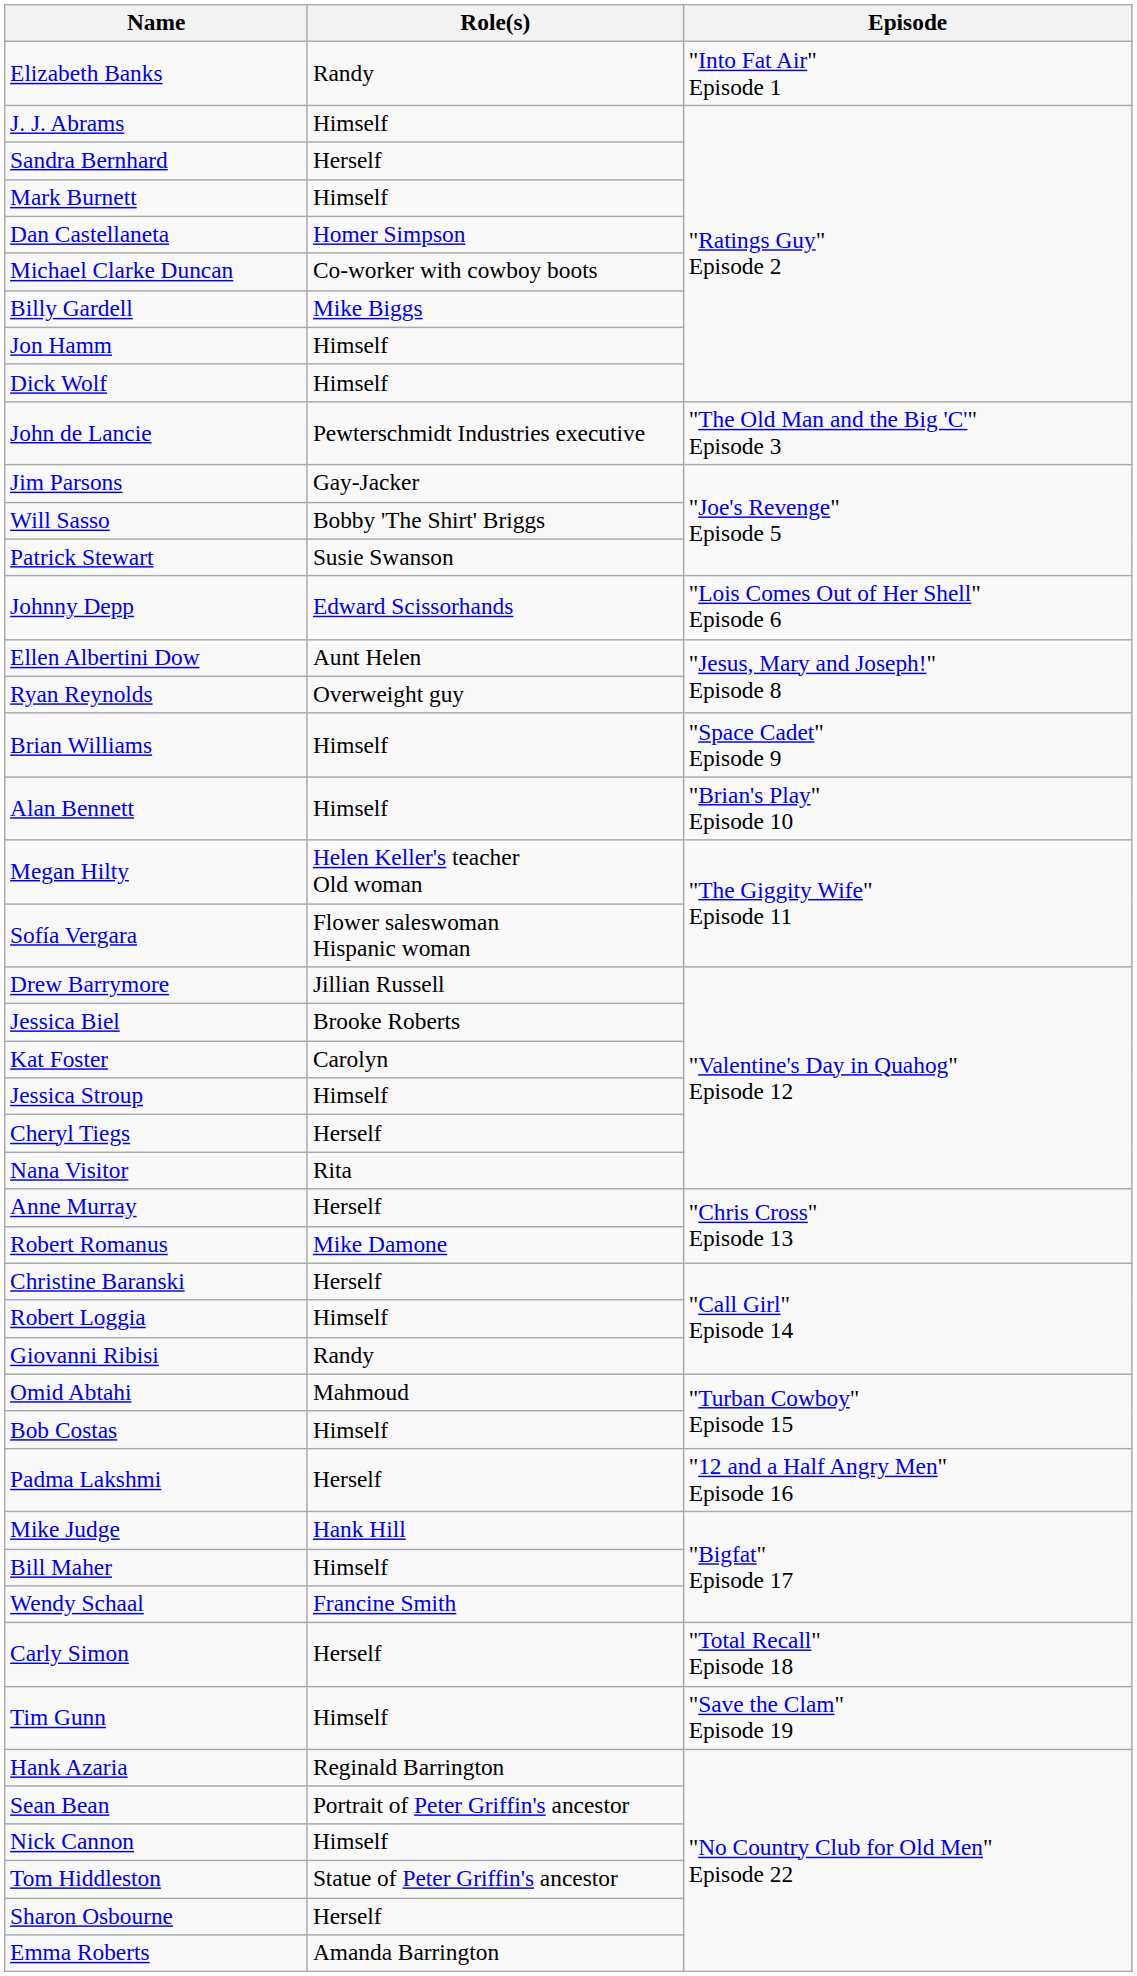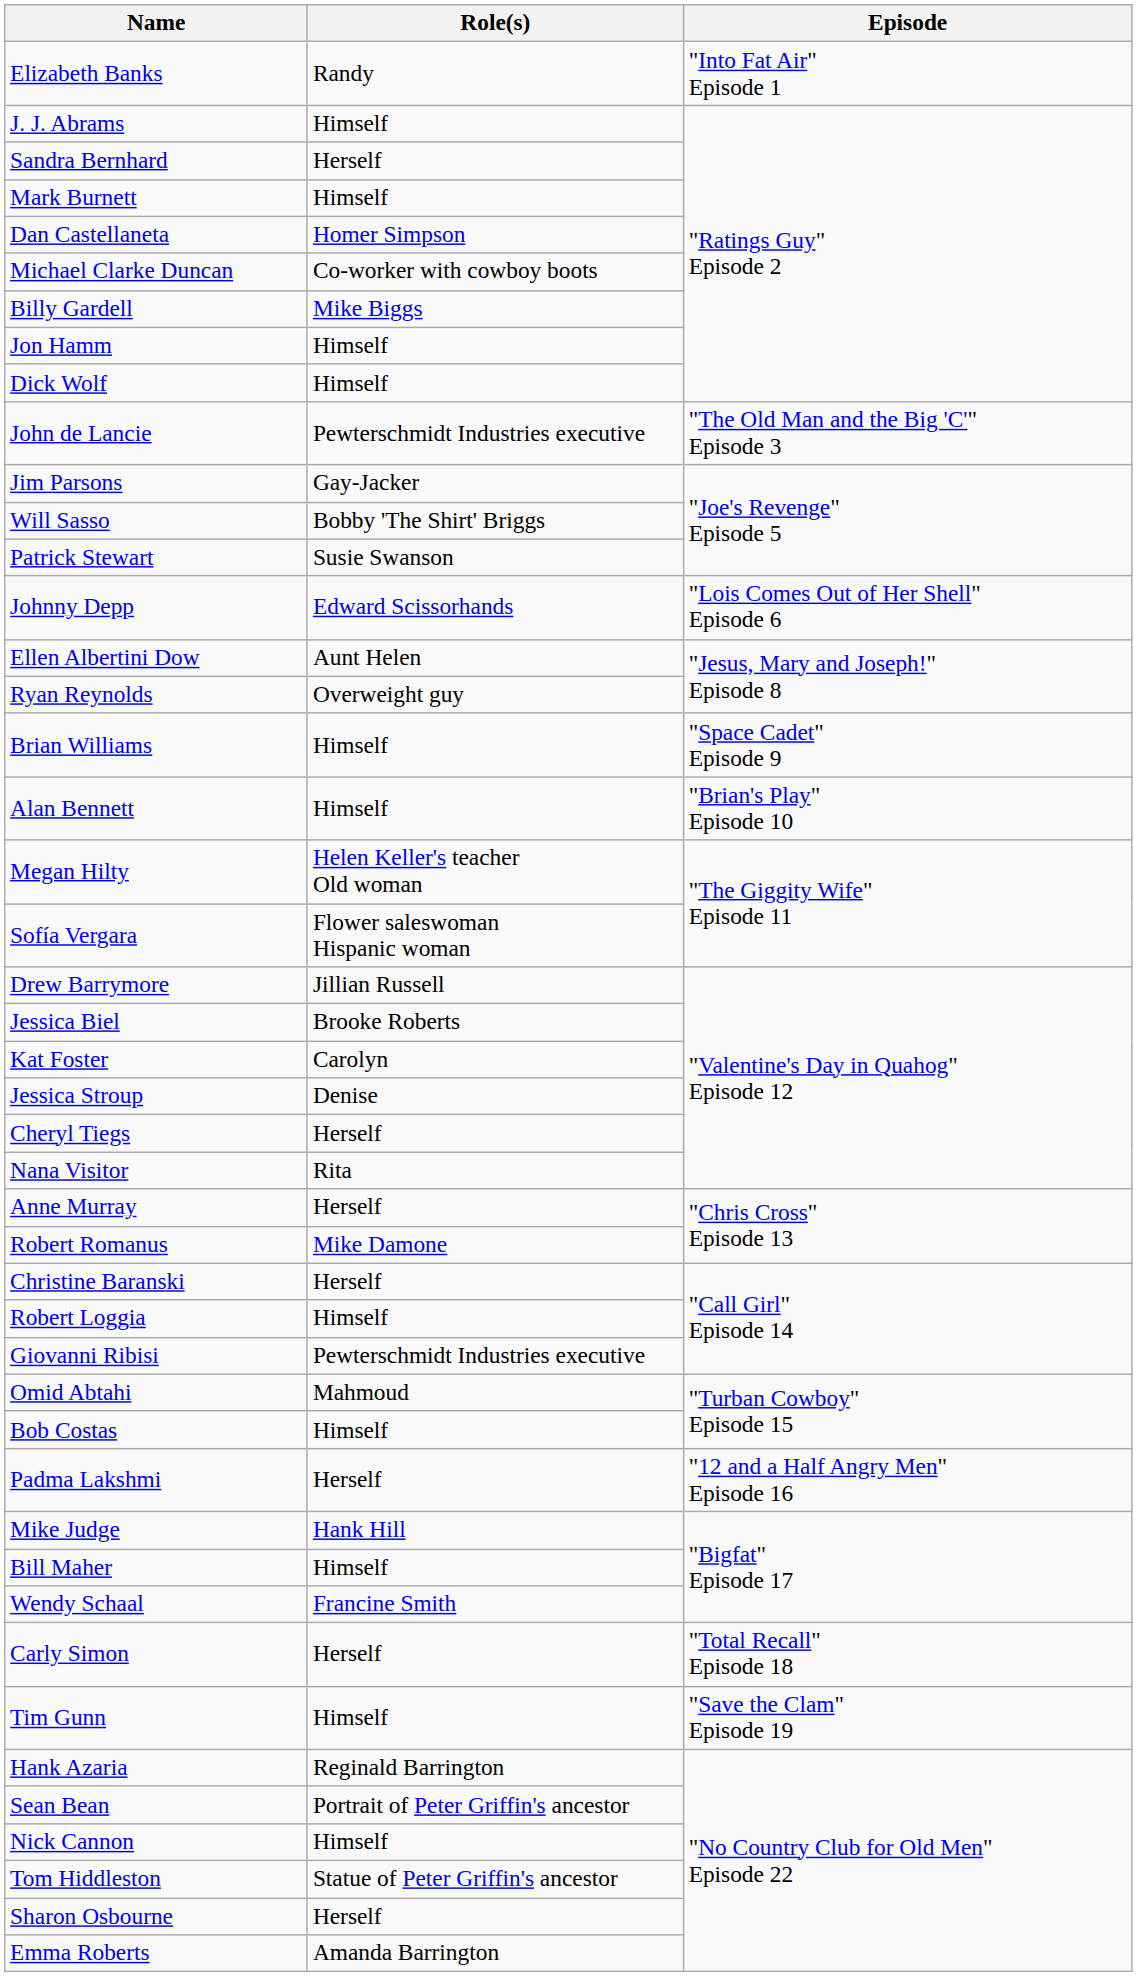(351, 1096) Himself -> (345, 1096) Denise
(343, 1355) Randy -> (479, 1355) Pewterschmidt Industries executive
